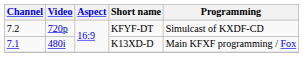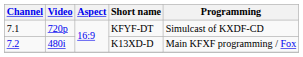(13, 28) 7.2 -> (13, 28) 7.1
(13, 44) 7.1 -> (13, 44) 7.2
